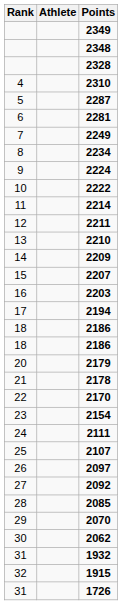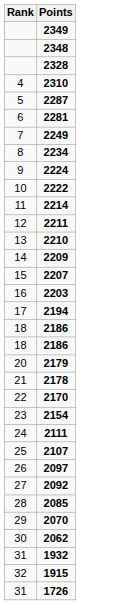- column: (58, 13)
